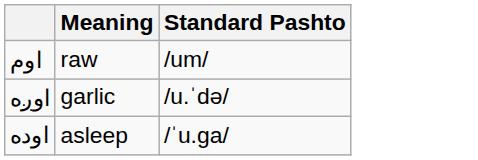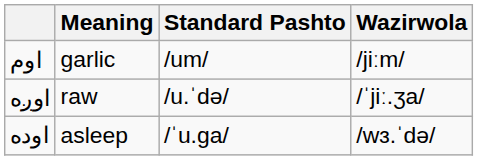+ column: (412, 22)
(79, 59) raw -> (88, 59) garlic
(88, 97) garlic -> (79, 97) raw
